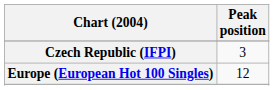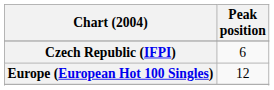(243, 52) 3 -> (243, 52) 6
